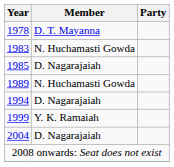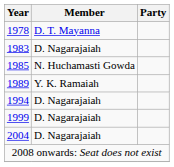(84, 48) N. Huchamasti Gowda -> (67, 48) D. Nagarajaiah
(67, 65) D. Nagarajaiah -> (84, 65) N. Huchamasti Gowda
(84, 83) N. Huchamasti Gowda -> (66, 83) Y. K. Ramaiah
(66, 118) Y. K. Ramaiah -> (67, 118) D. Nagarajaiah
